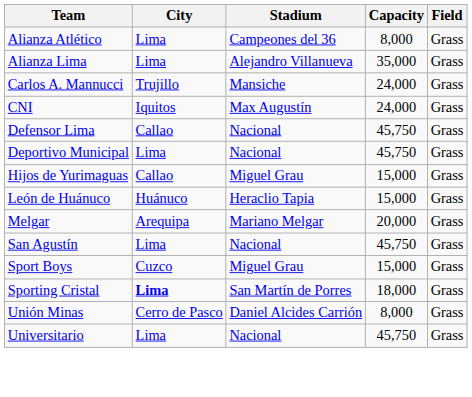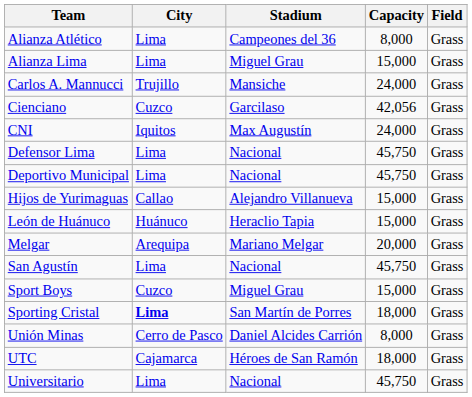(291, 61) Alejandro Villanueva -> (266, 61) Miguel Grau
(396, 61) 35,000 -> (396, 61) 15,000
+ row: (37, 107)
(154, 130) Callao -> (151, 152) Lima
(266, 175) Miguel Grau -> (291, 198) Alejandro Villanueva
+ row: (22, 358)
